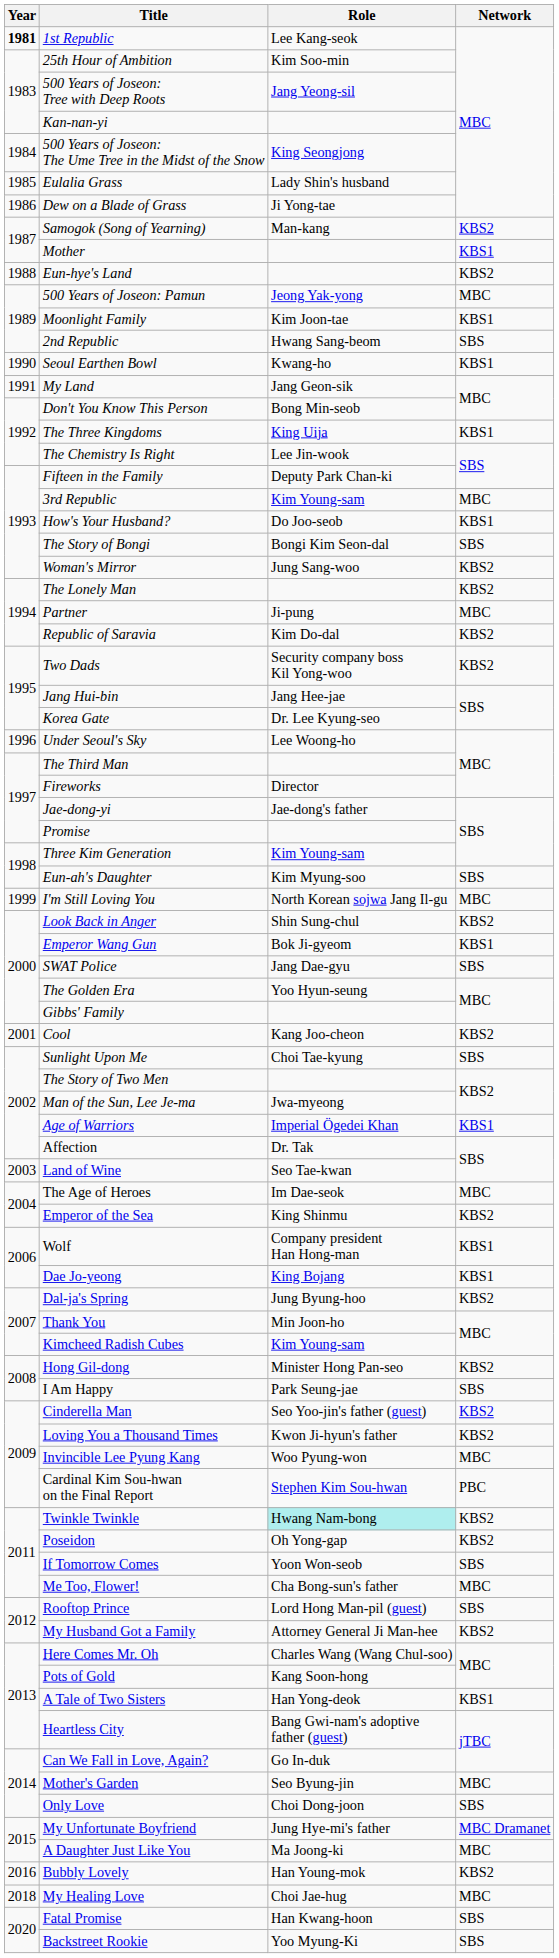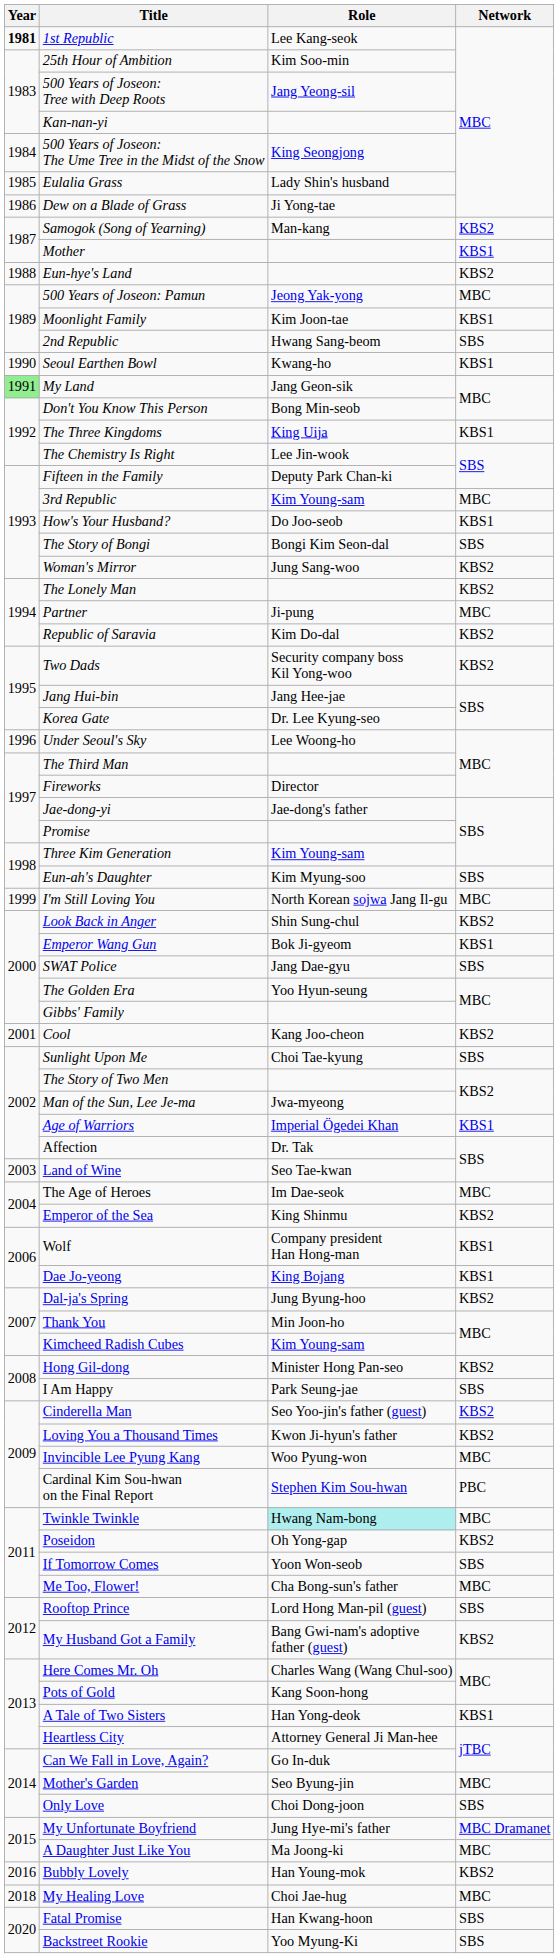(22, 386) no background -> (22, 386) lightgreen background
(476, 1518) KBS2 -> (475, 1518) MBC
(354, 1631) Attorney General Ji Man-hee -> (345, 1639) Bang Gwi-nam's adoptive father (guest)
(345, 1729) Bang Gwi-nam's adoptive father (guest) -> (354, 1737) Attorney General Ji Man-hee
